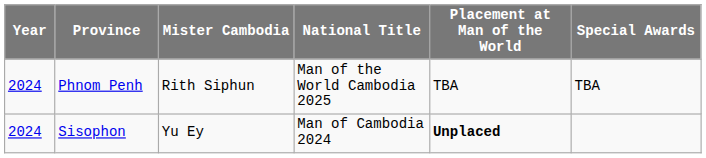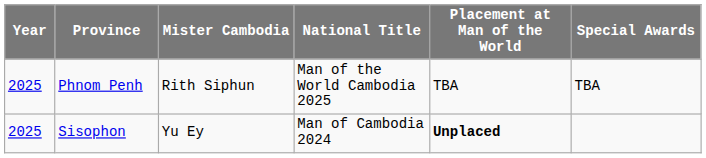(25, 87) 2024 -> (25, 87) 2025
(25, 134) 2024 -> (25, 134) 2025
